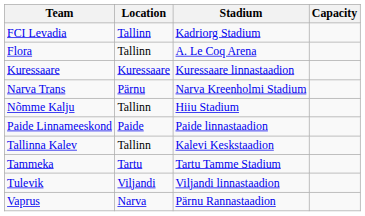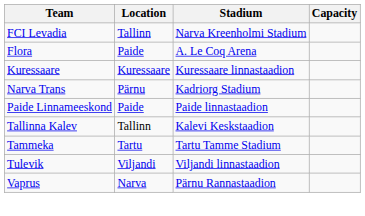(218, 32) Kadriorg Stadium -> (241, 32) Narva Kreenholmi Stadium
(134, 51) Tallinn -> (131, 51) Paide
(241, 88) Narva Kreenholmi Stadium -> (218, 88) Kadriorg Stadium
- row: (41, 107)
